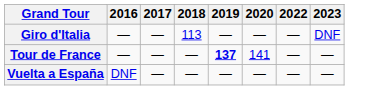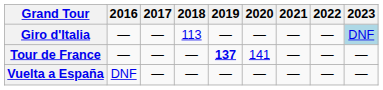+ column: (293, 14)
(327, 34) no background -> (361, 34) lightblue background
